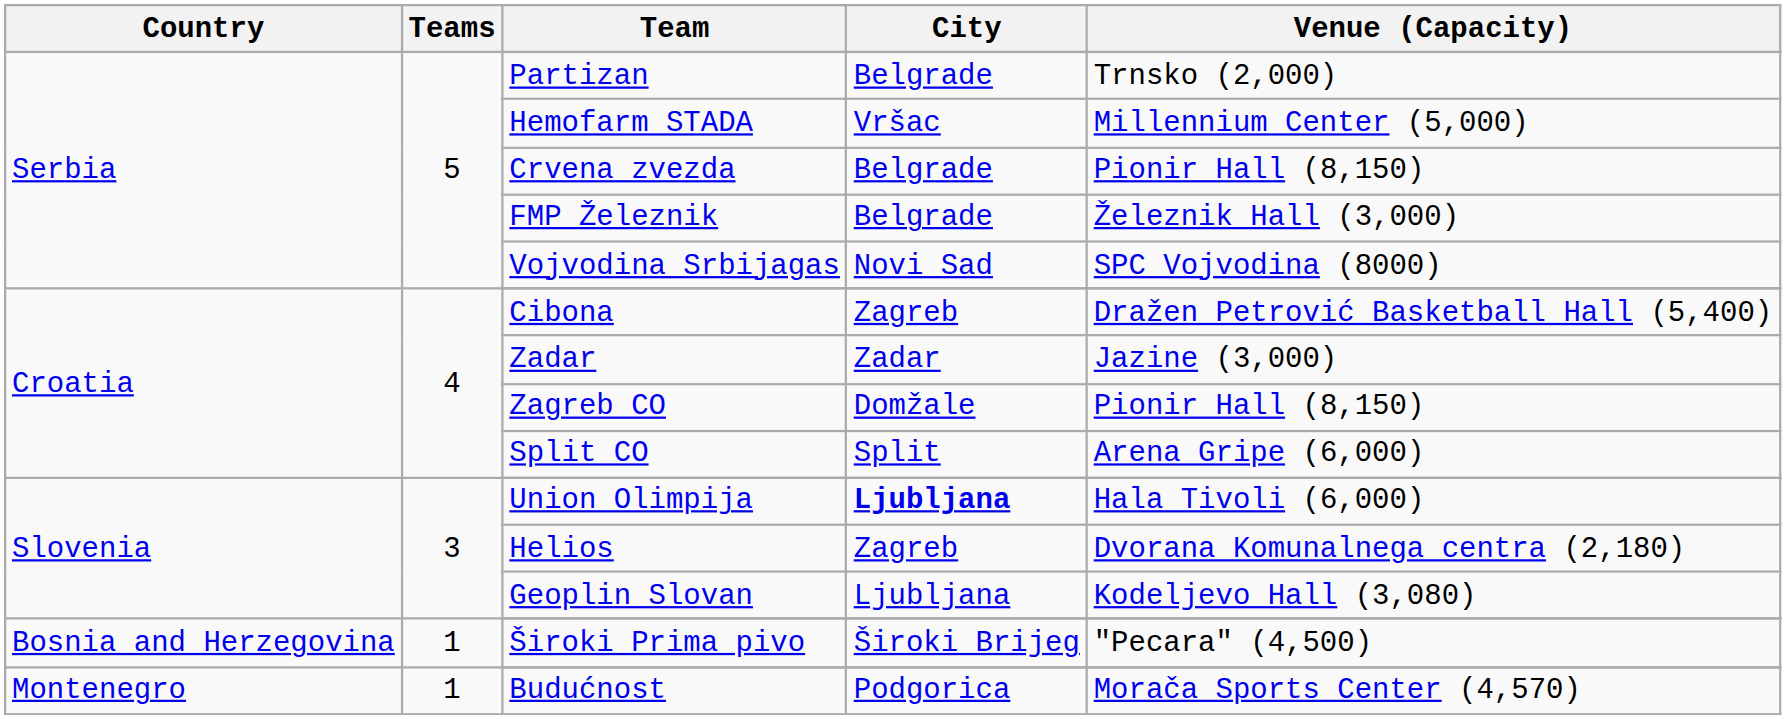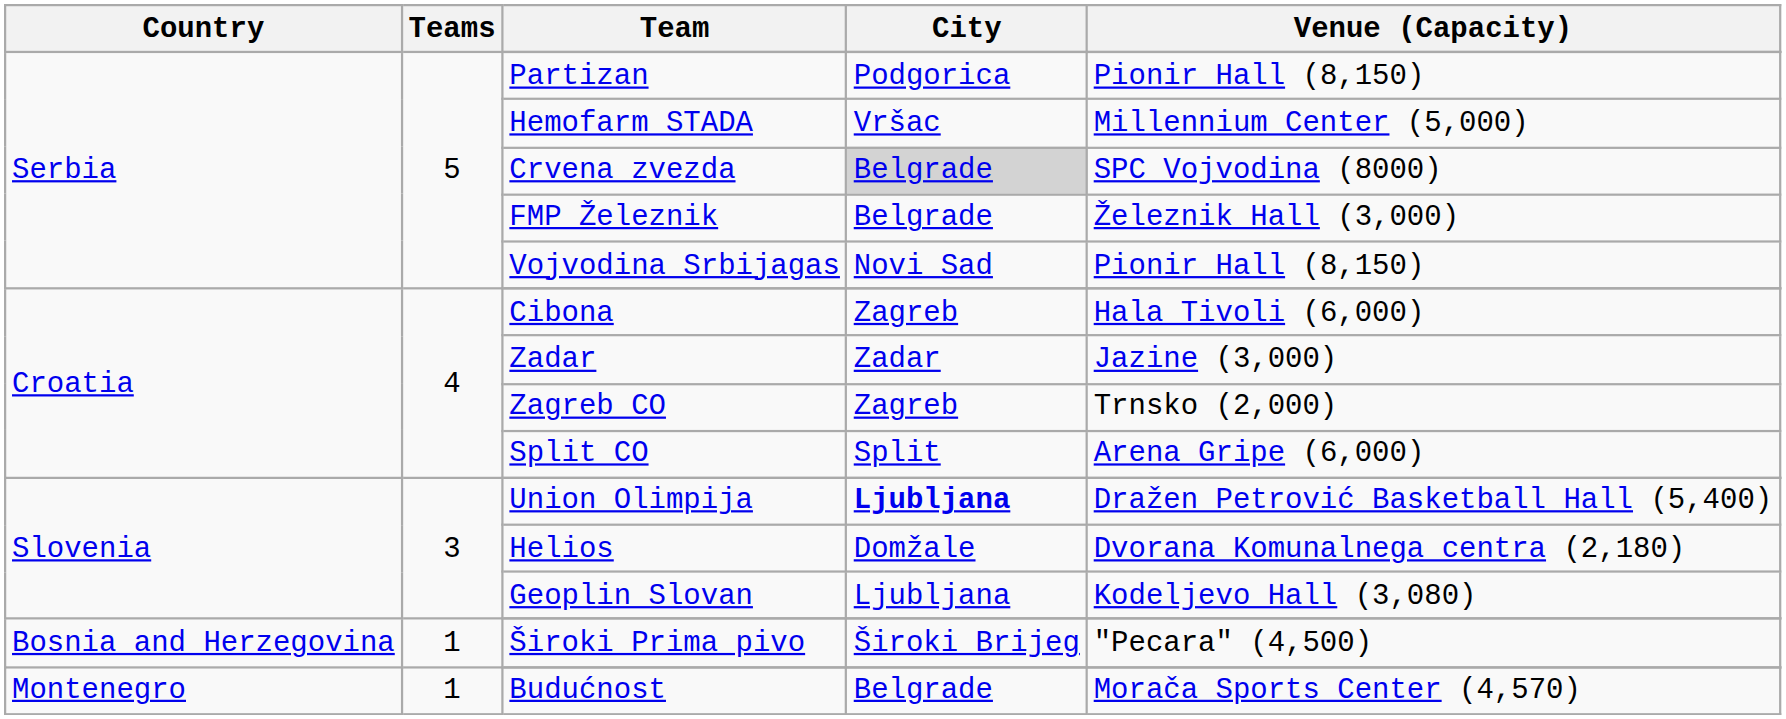(923, 76) Belgrade -> (932, 76) Podgorica
(1215, 76) Trnsko (2,000) -> (1259, 76) Pionir Hall (8,150)
(923, 170) no background -> (923, 170) lightgrey background
(1259, 170) Pionir Hall (8,150) -> (1268, 170) SPC Vojvodina (8000)
(1268, 265) SPC Vojvodina (8000) -> (1259, 265) Pionir Hall (8,150)
(1433, 312) Dražen Petrović Basketball Hall (5,400) -> (1259, 312) Hala Tivoli (6,000)
(915, 407) Domžale -> (906, 407) Zagreb
(1259, 407) Pionir Hall (8,150) -> (1215, 407) Trnsko (2,000)
(1259, 501) Hala Tivoli (6,000) -> (1433, 501) Dražen Petrović Basketball Hall (5,400)
(906, 548) Zagreb -> (915, 548) Domžale
(932, 690) Podgorica -> (923, 690) Belgrade
